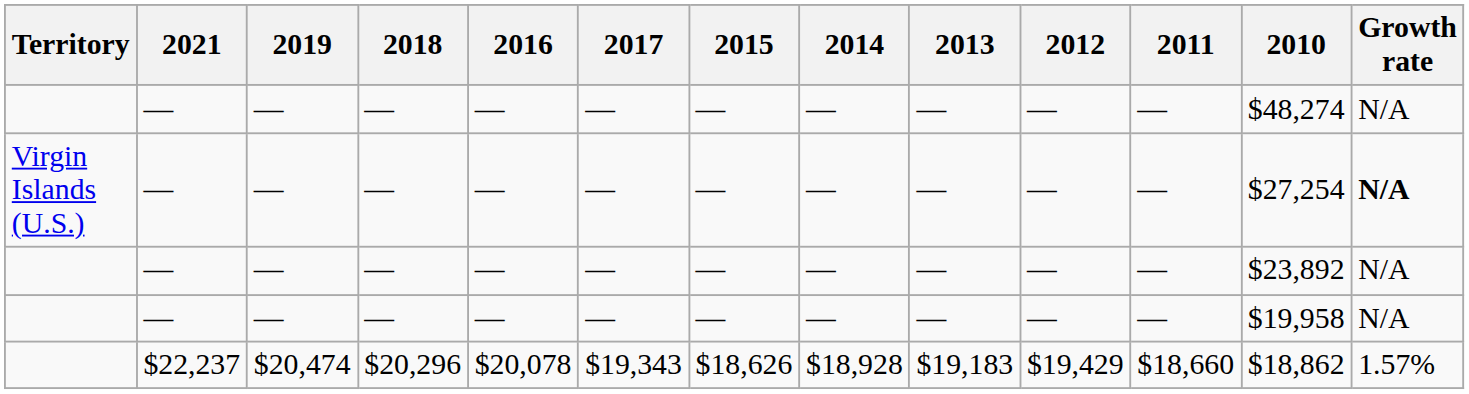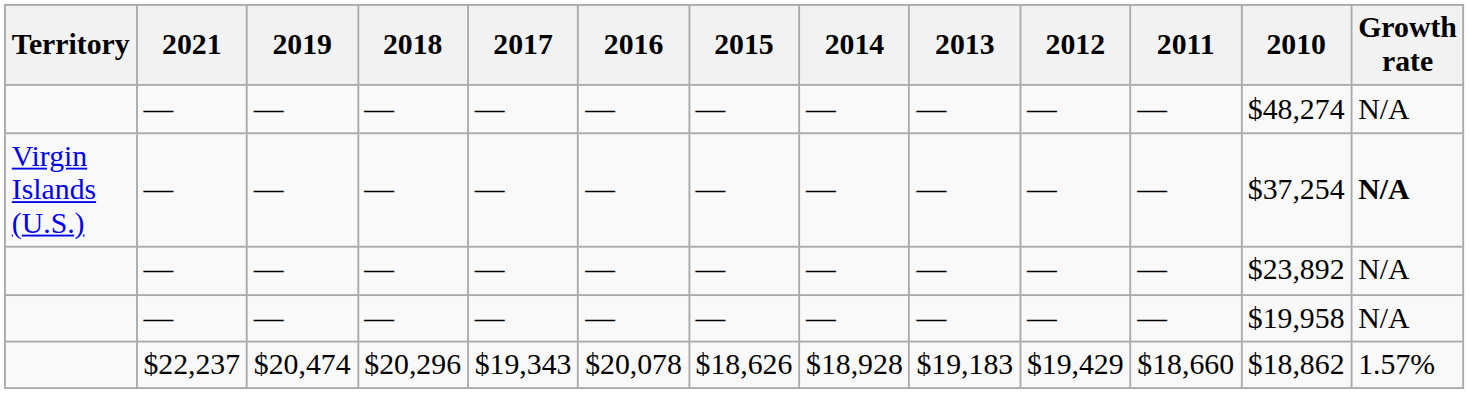columns swapped: (634, 44) <-> (523, 44)
(1296, 189) $27,254 -> (1296, 189) $37,254
